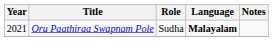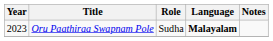(17, 28) 2021 -> (17, 28) 2023
